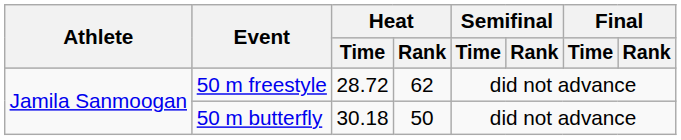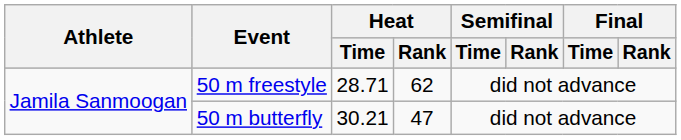(363, 85) 28.72 -> (363, 85) 28.71
(363, 118) 30.18 -> (363, 118) 30.21
(422, 118) 50 -> (422, 118) 47
